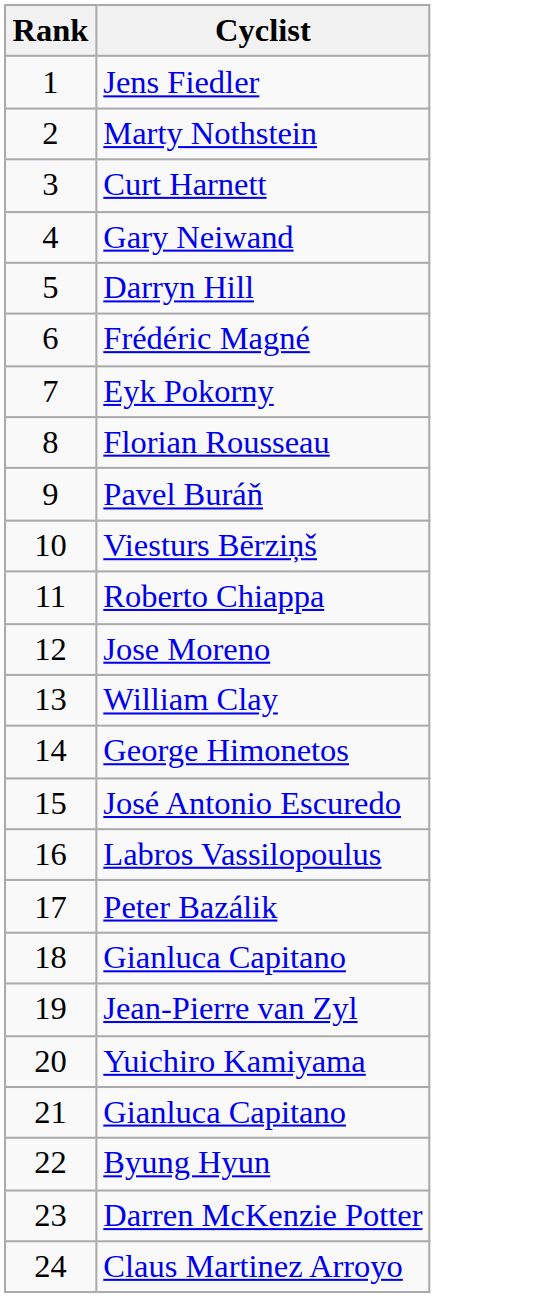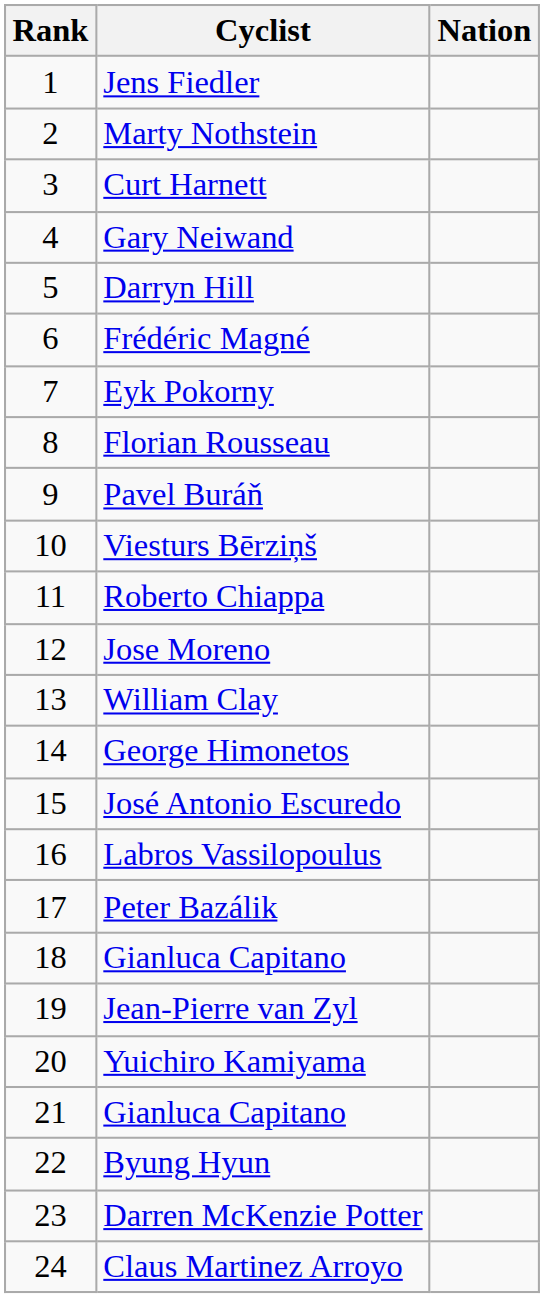+ column: (484, 30)
